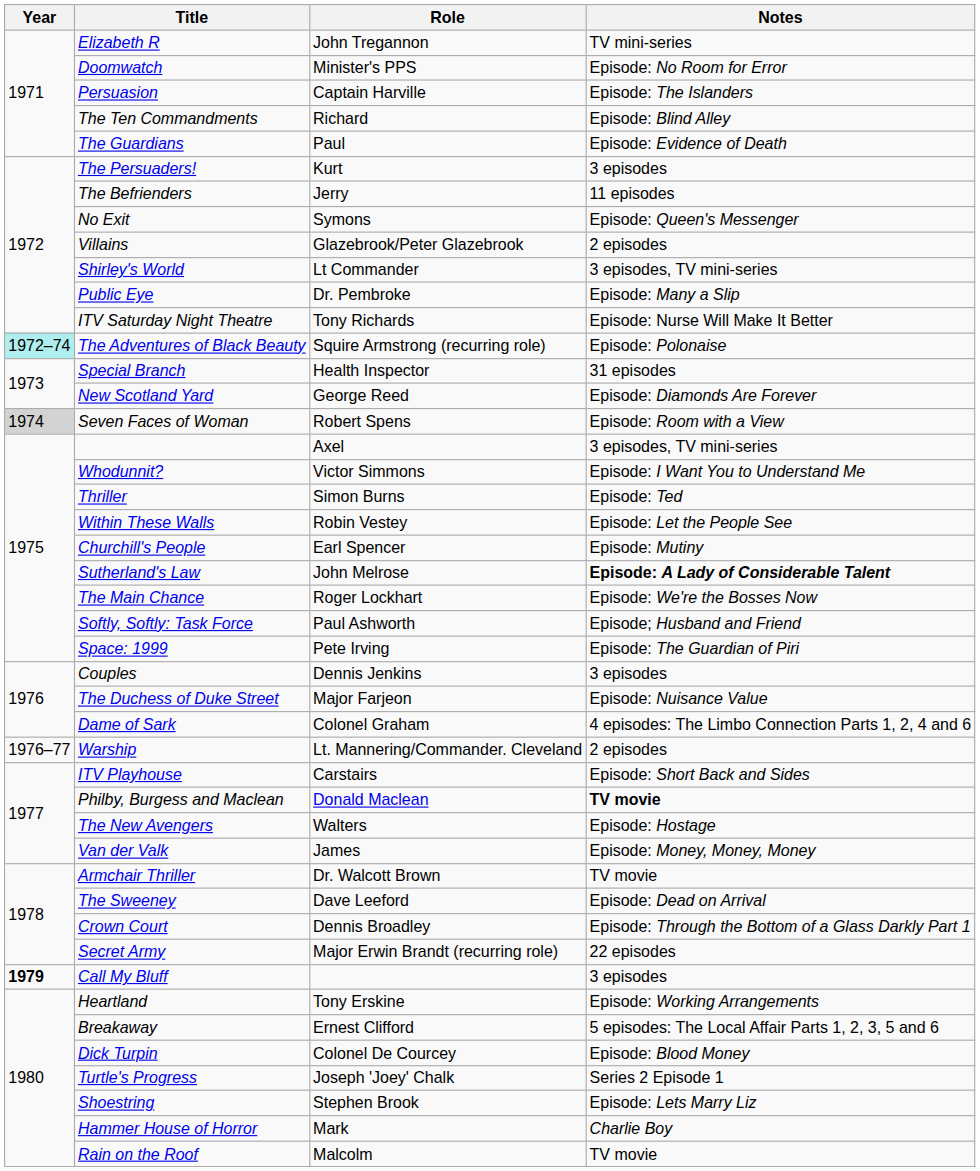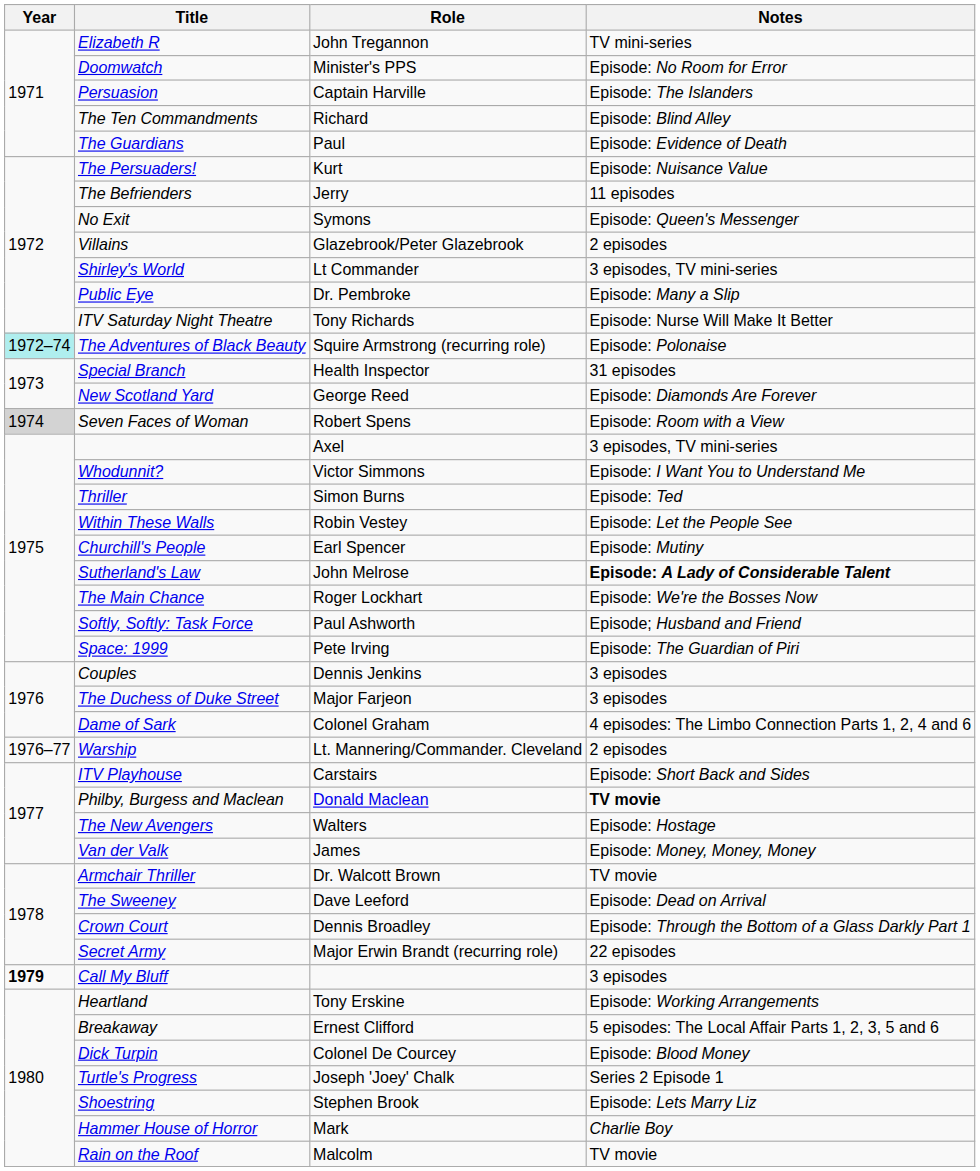(628, 169) 3 episodes -> (679, 169) Episode: Nuisance Value
(679, 699) Episode: Nuisance Value -> (628, 699) 3 episodes
